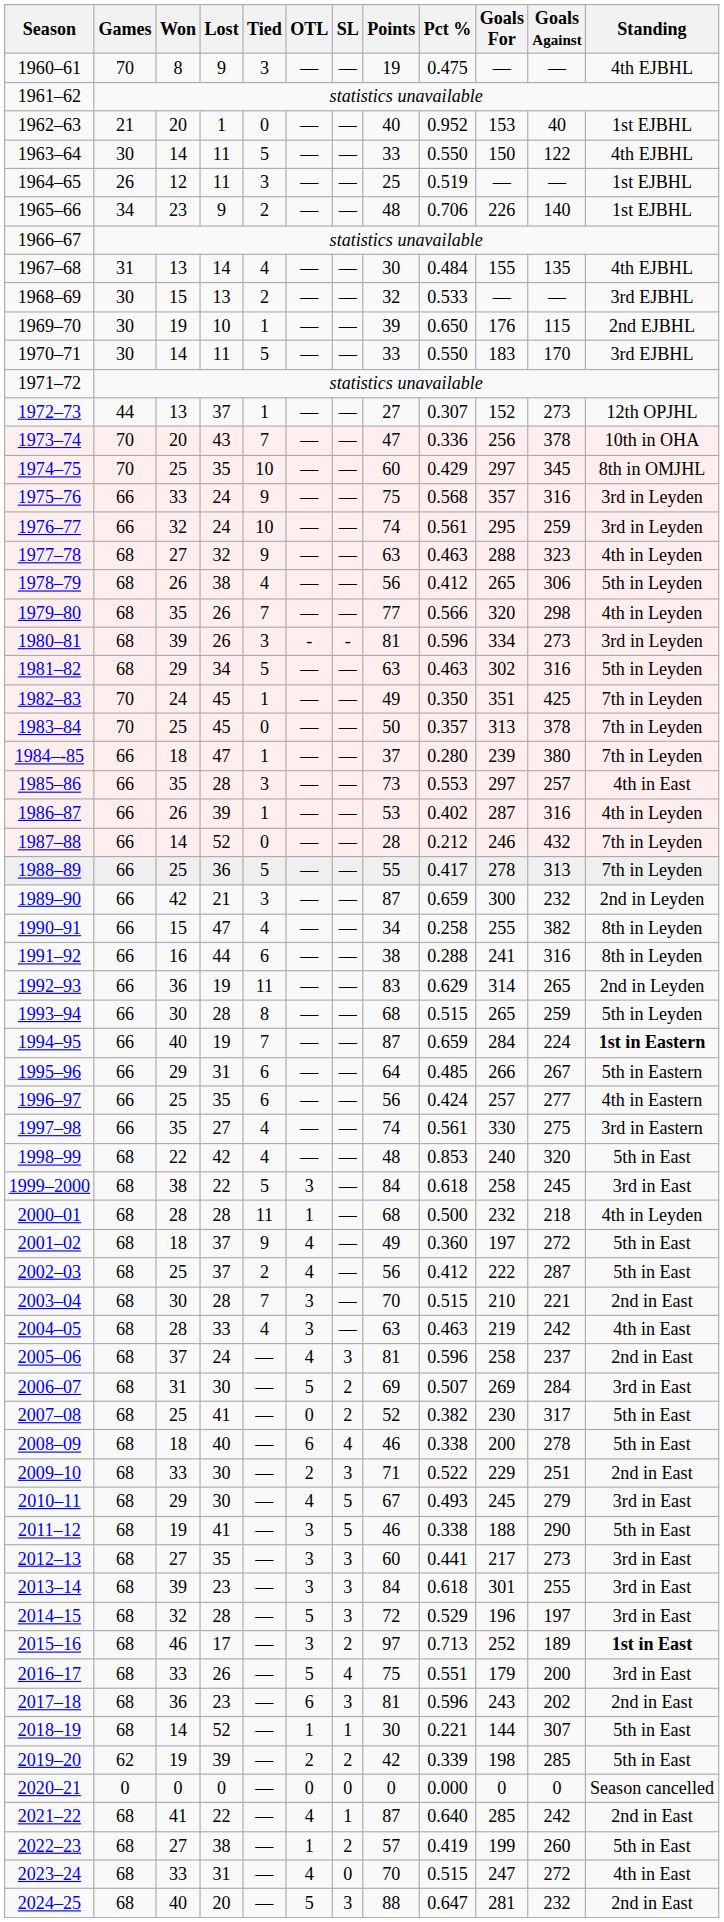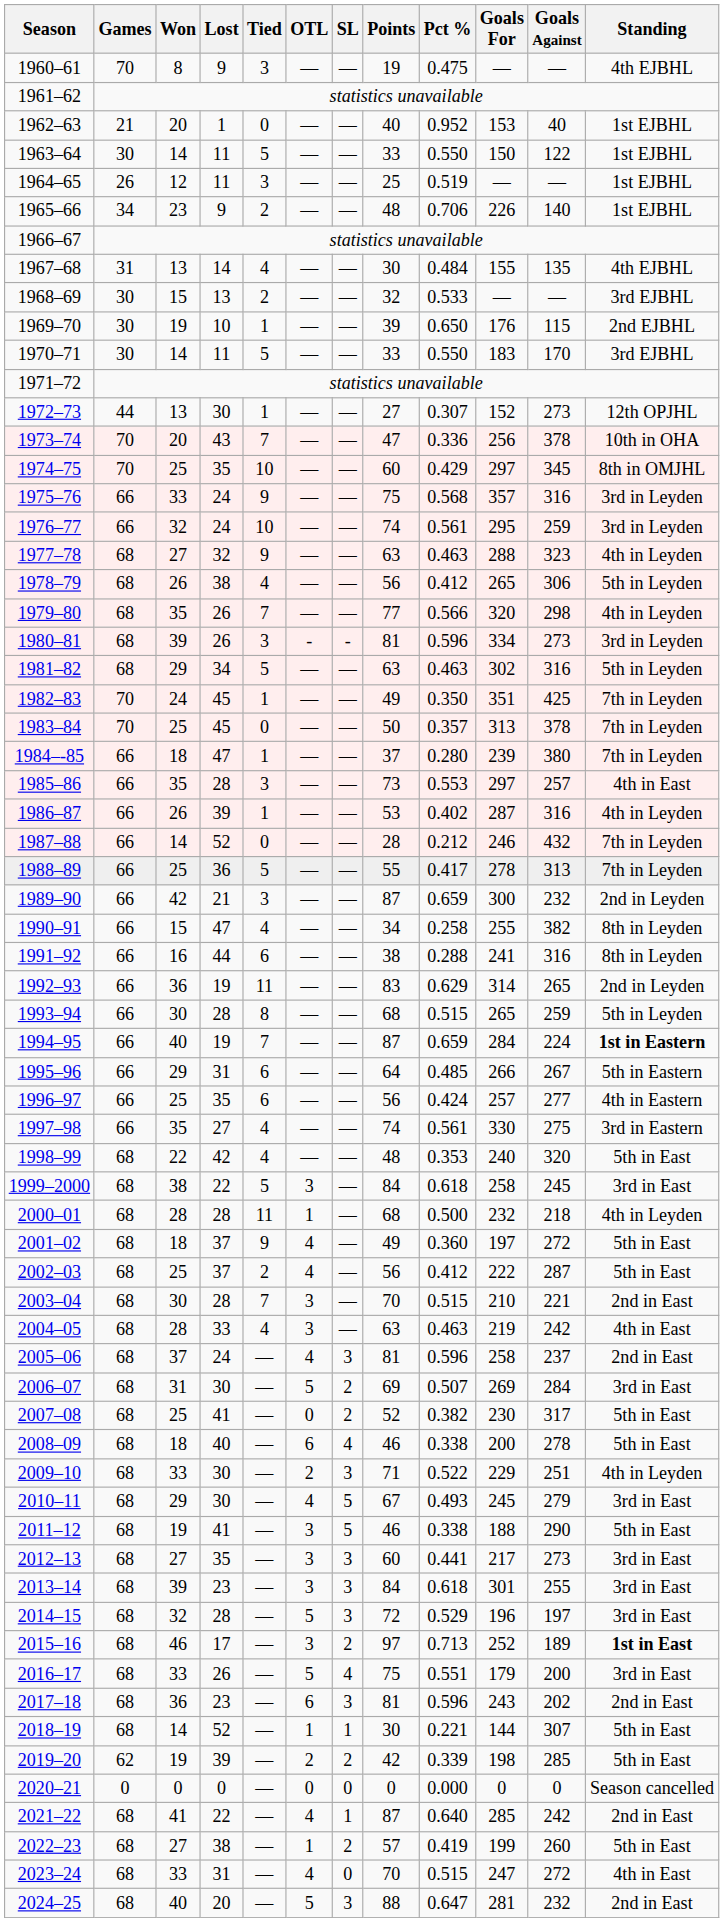(652, 153) 4th EJBHL -> (652, 153) 1st EJBHL
(222, 411) 37 -> (222, 411) 30
(448, 1157) 0.853 -> (448, 1157) 0.353
(652, 1472) 2nd in East -> (652, 1472) 4th in Leyden
